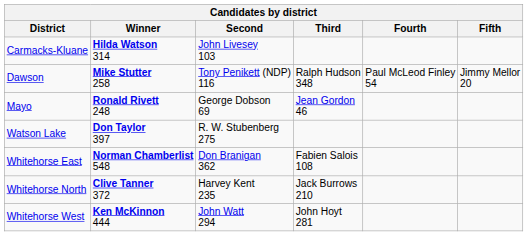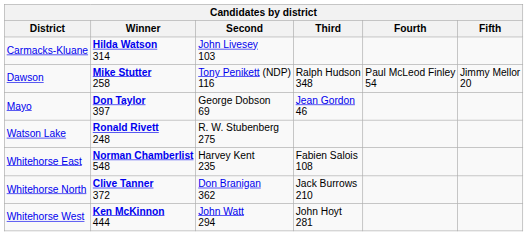(126, 106) Ronald Rivett 248 -> (119, 106) Don Taylor 397
(119, 134) Don Taylor 397 -> (126, 134) Ronald Rivett 248
(230, 161) Don Branigan 362 -> (226, 161) Harvey Kent 235
(226, 189) Harvey Kent 235 -> (230, 189) Don Branigan 362
